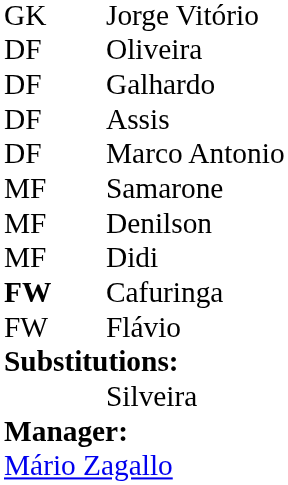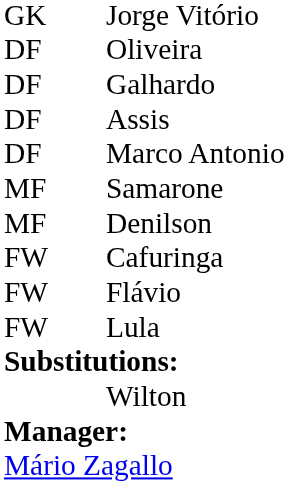- row: (132, 257)
(28, 292) bold -> (26, 257) normal
+ row: (133, 326)
- row: (152, 396)
+ row: (146, 396)
